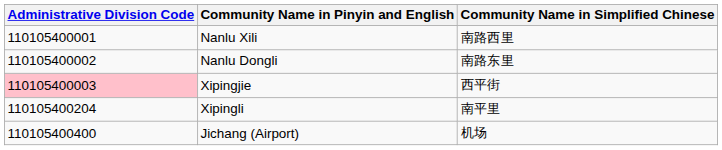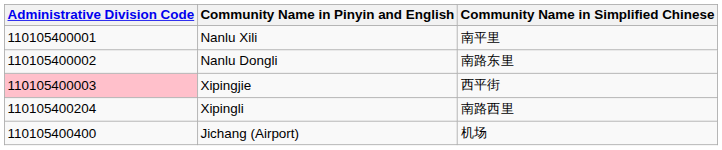(487, 37) 南路西里 -> (481, 37) 南平里
(481, 108) 南平里 -> (487, 108) 南路西里
